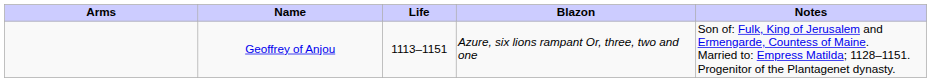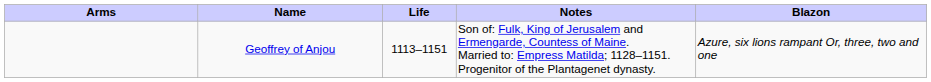columns swapped: (576, 12) <-> (811, 12)
